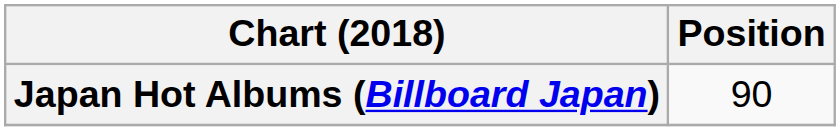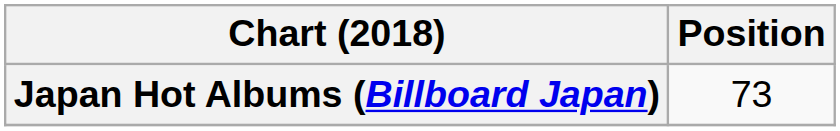(752, 93) 90 -> (752, 93) 73
